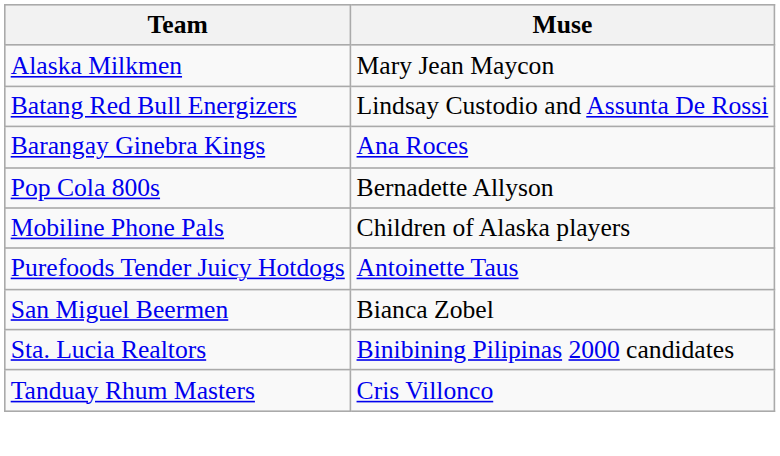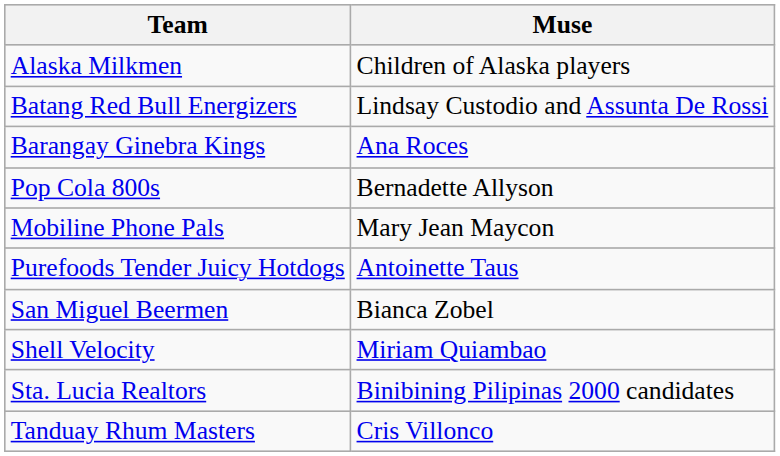(455, 65) Mary Jean Maycon -> (493, 65) Children of Alaska players
(493, 227) Children of Alaska players -> (455, 227) Mary Jean Maycon
+ row: (83, 349)
